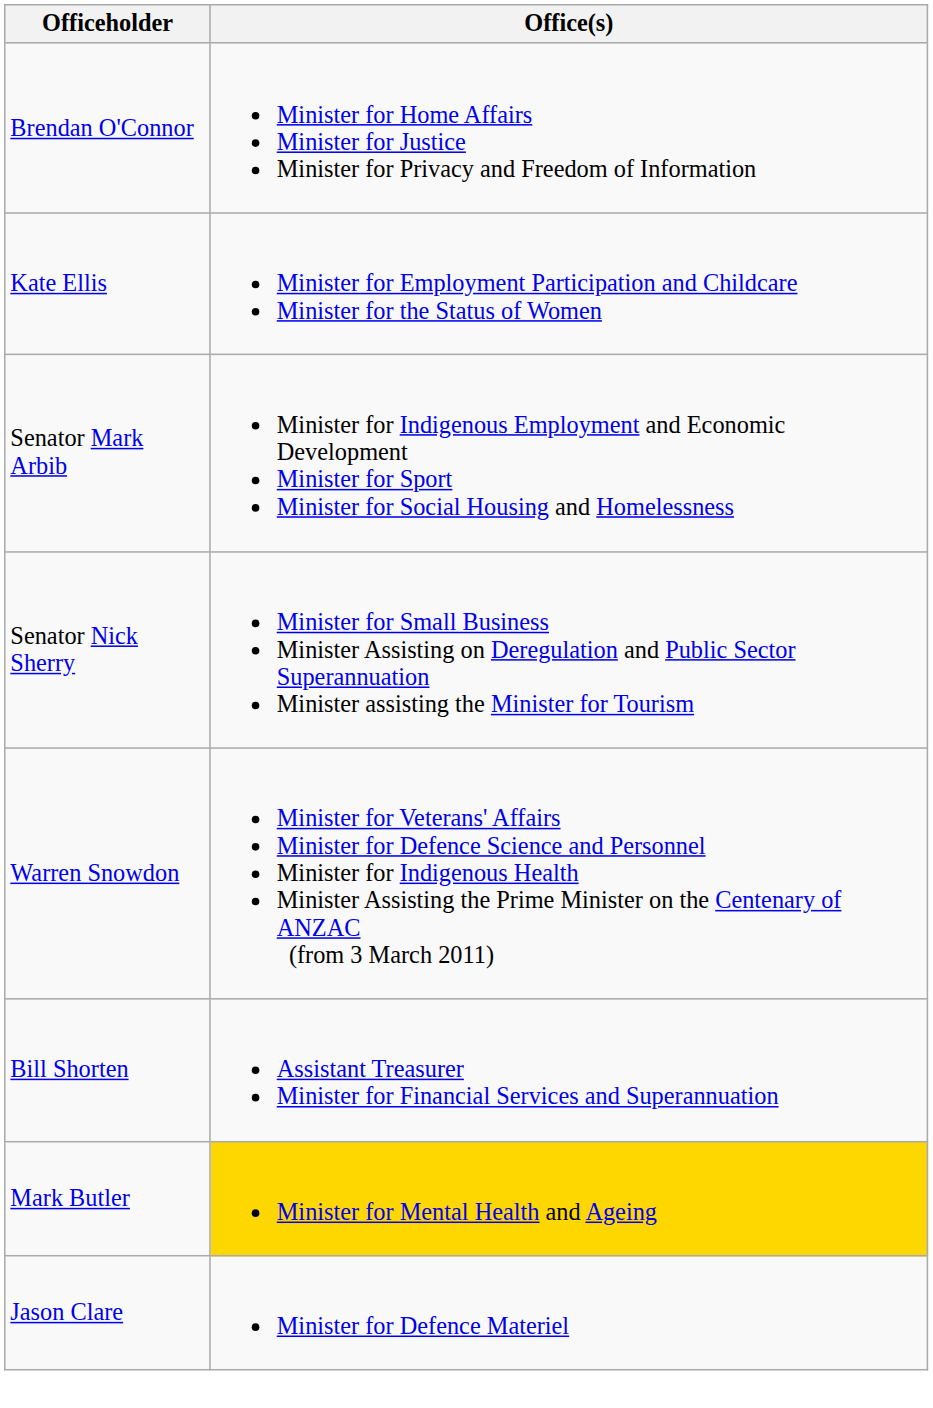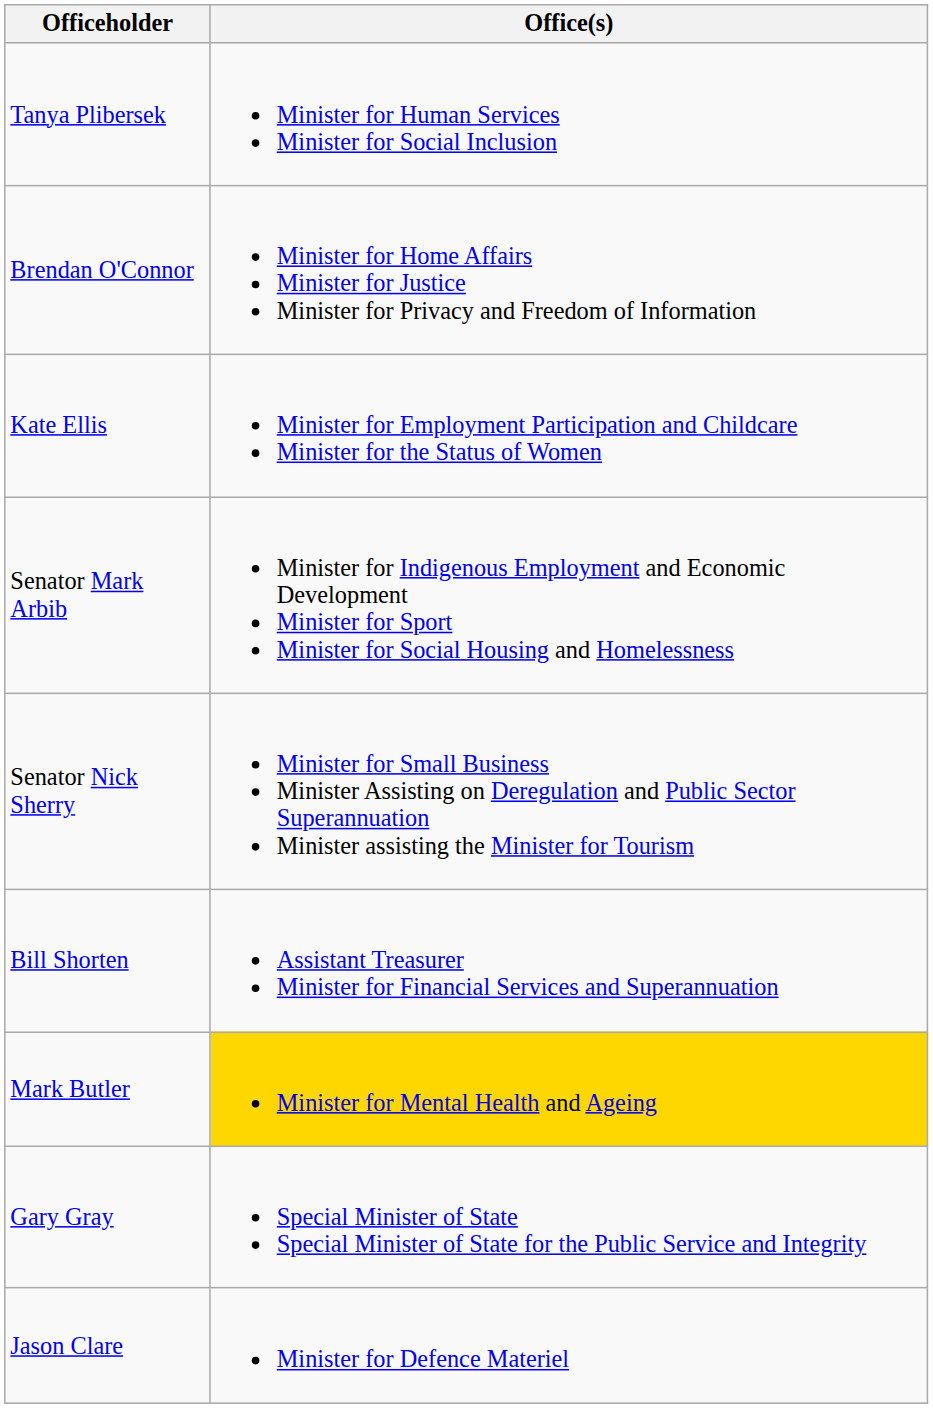+ row: (88, 114)
- row: (95, 873)
+ row: (62, 1216)
